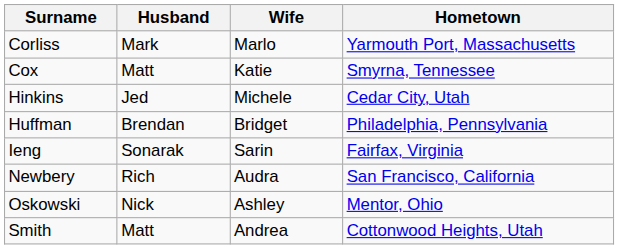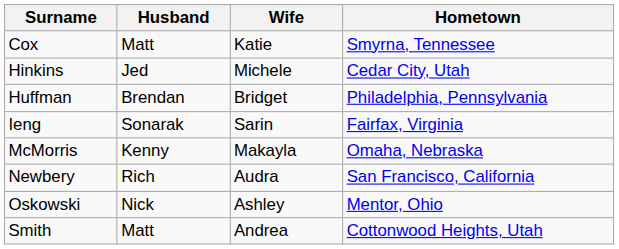- row: (34, 44)
+ row: (43, 151)
